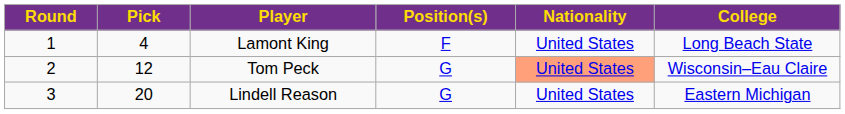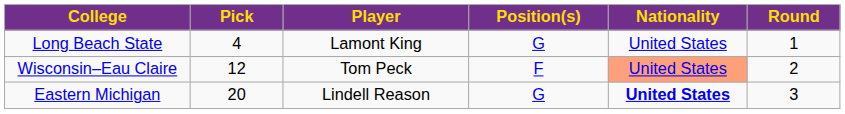columns swapped: (51, 17) <-> (747, 17)
(446, 43) F -> (539, 43) G
(446, 69) G -> (539, 69) F
(585, 95) normal -> (678, 95) bold
